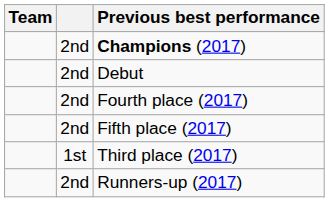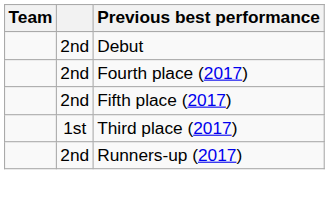- row: (172, 45)
